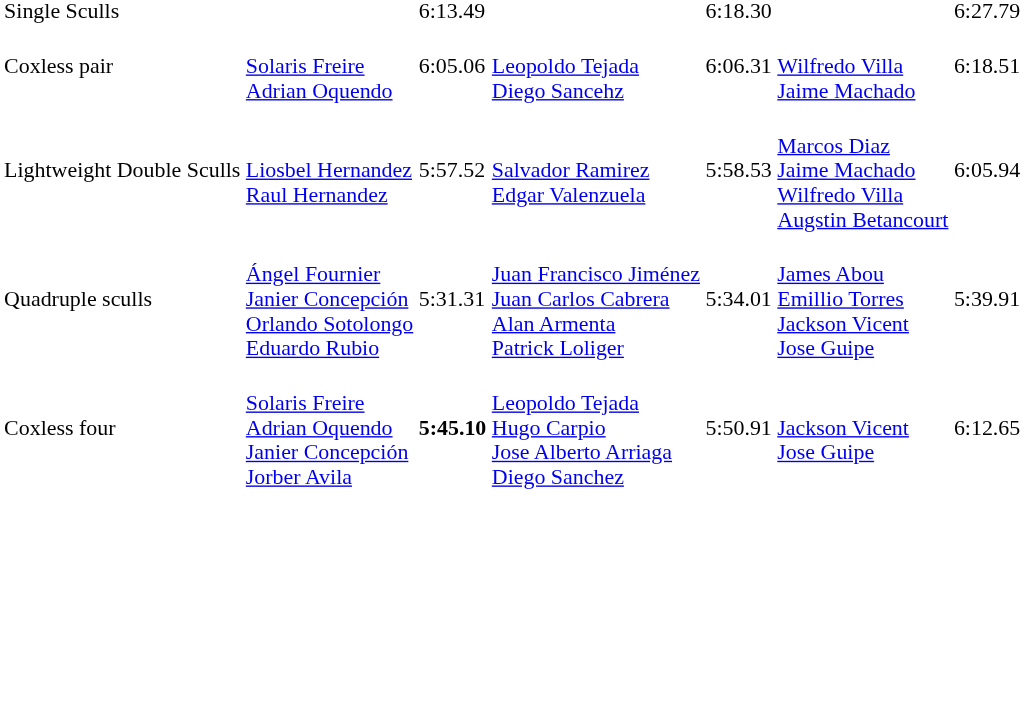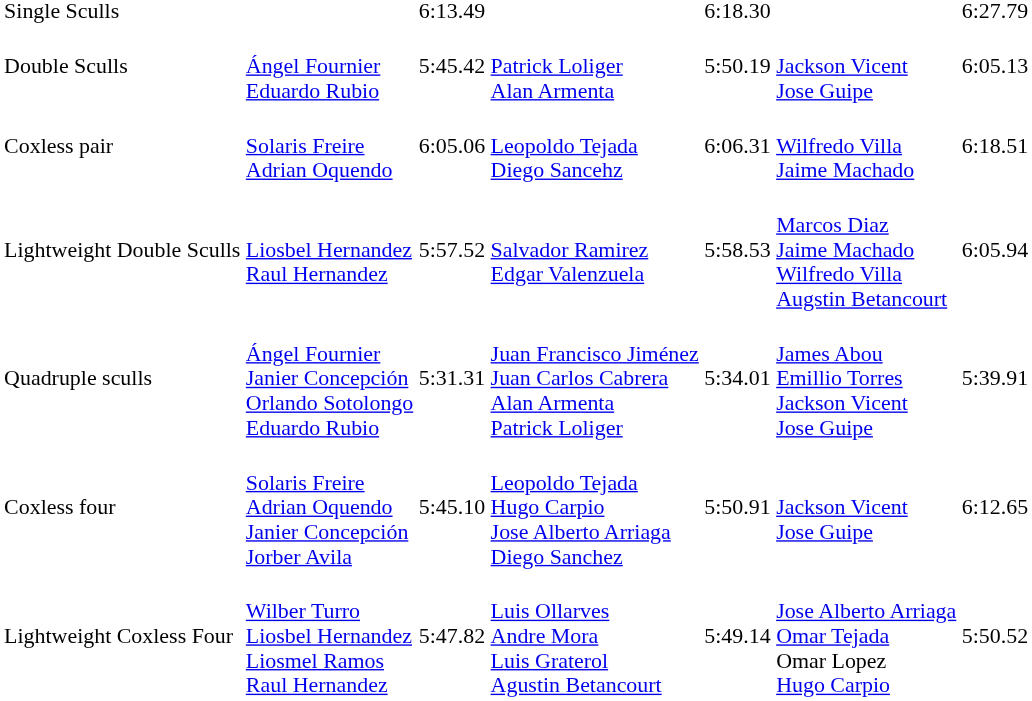+ row: (66, 66)
(453, 427) bold -> (452, 507) normal
+ row: (119, 635)
